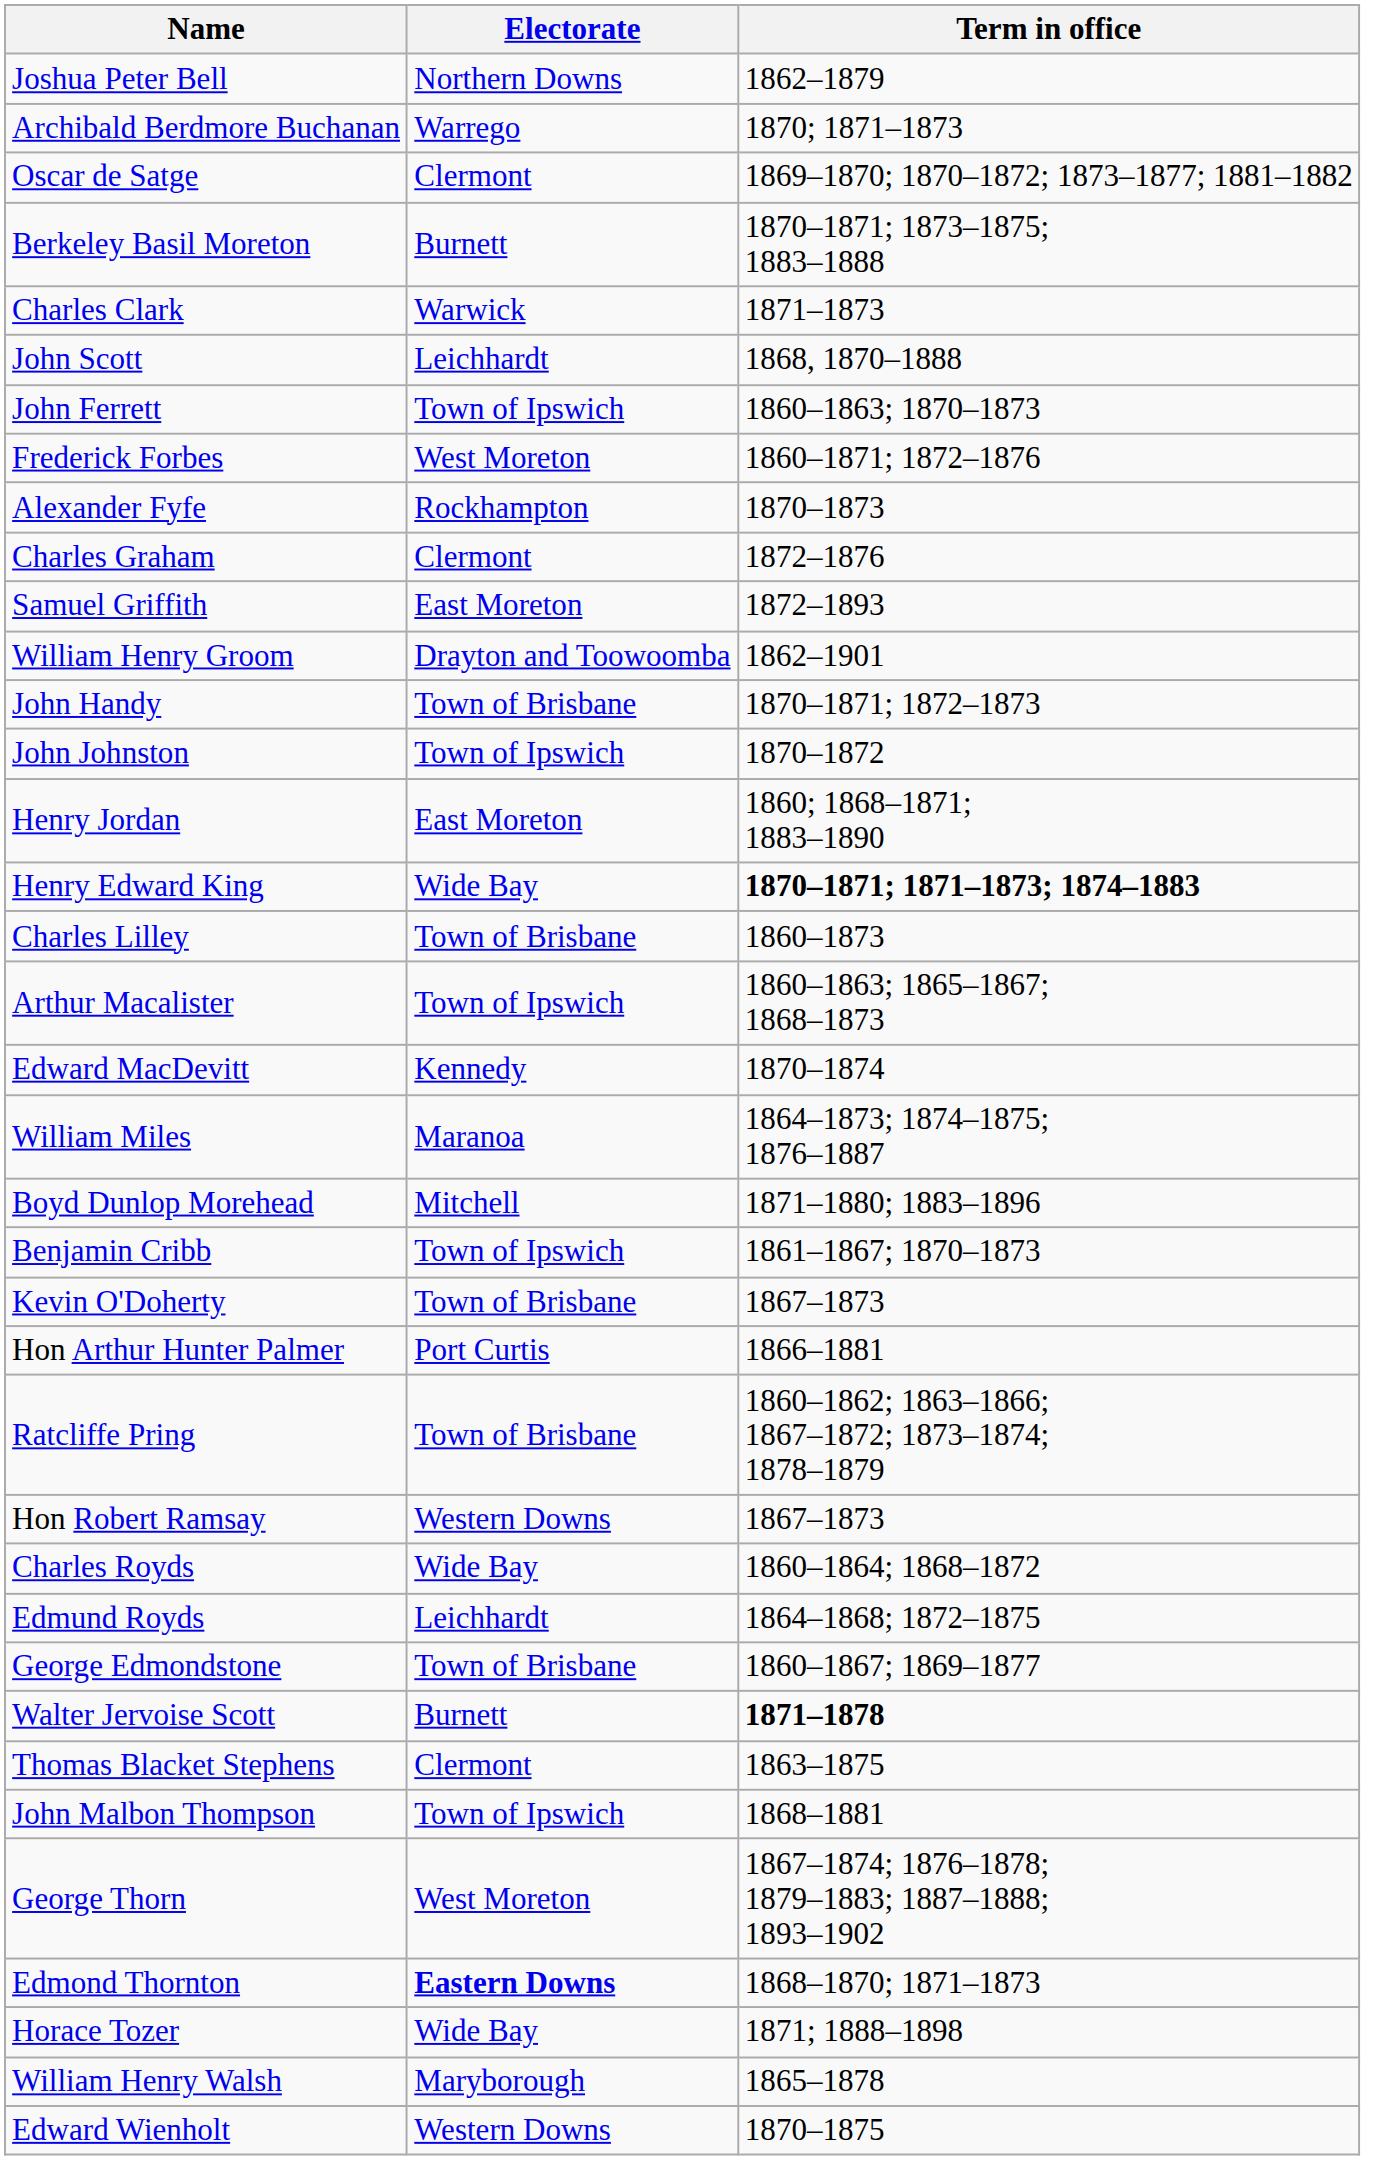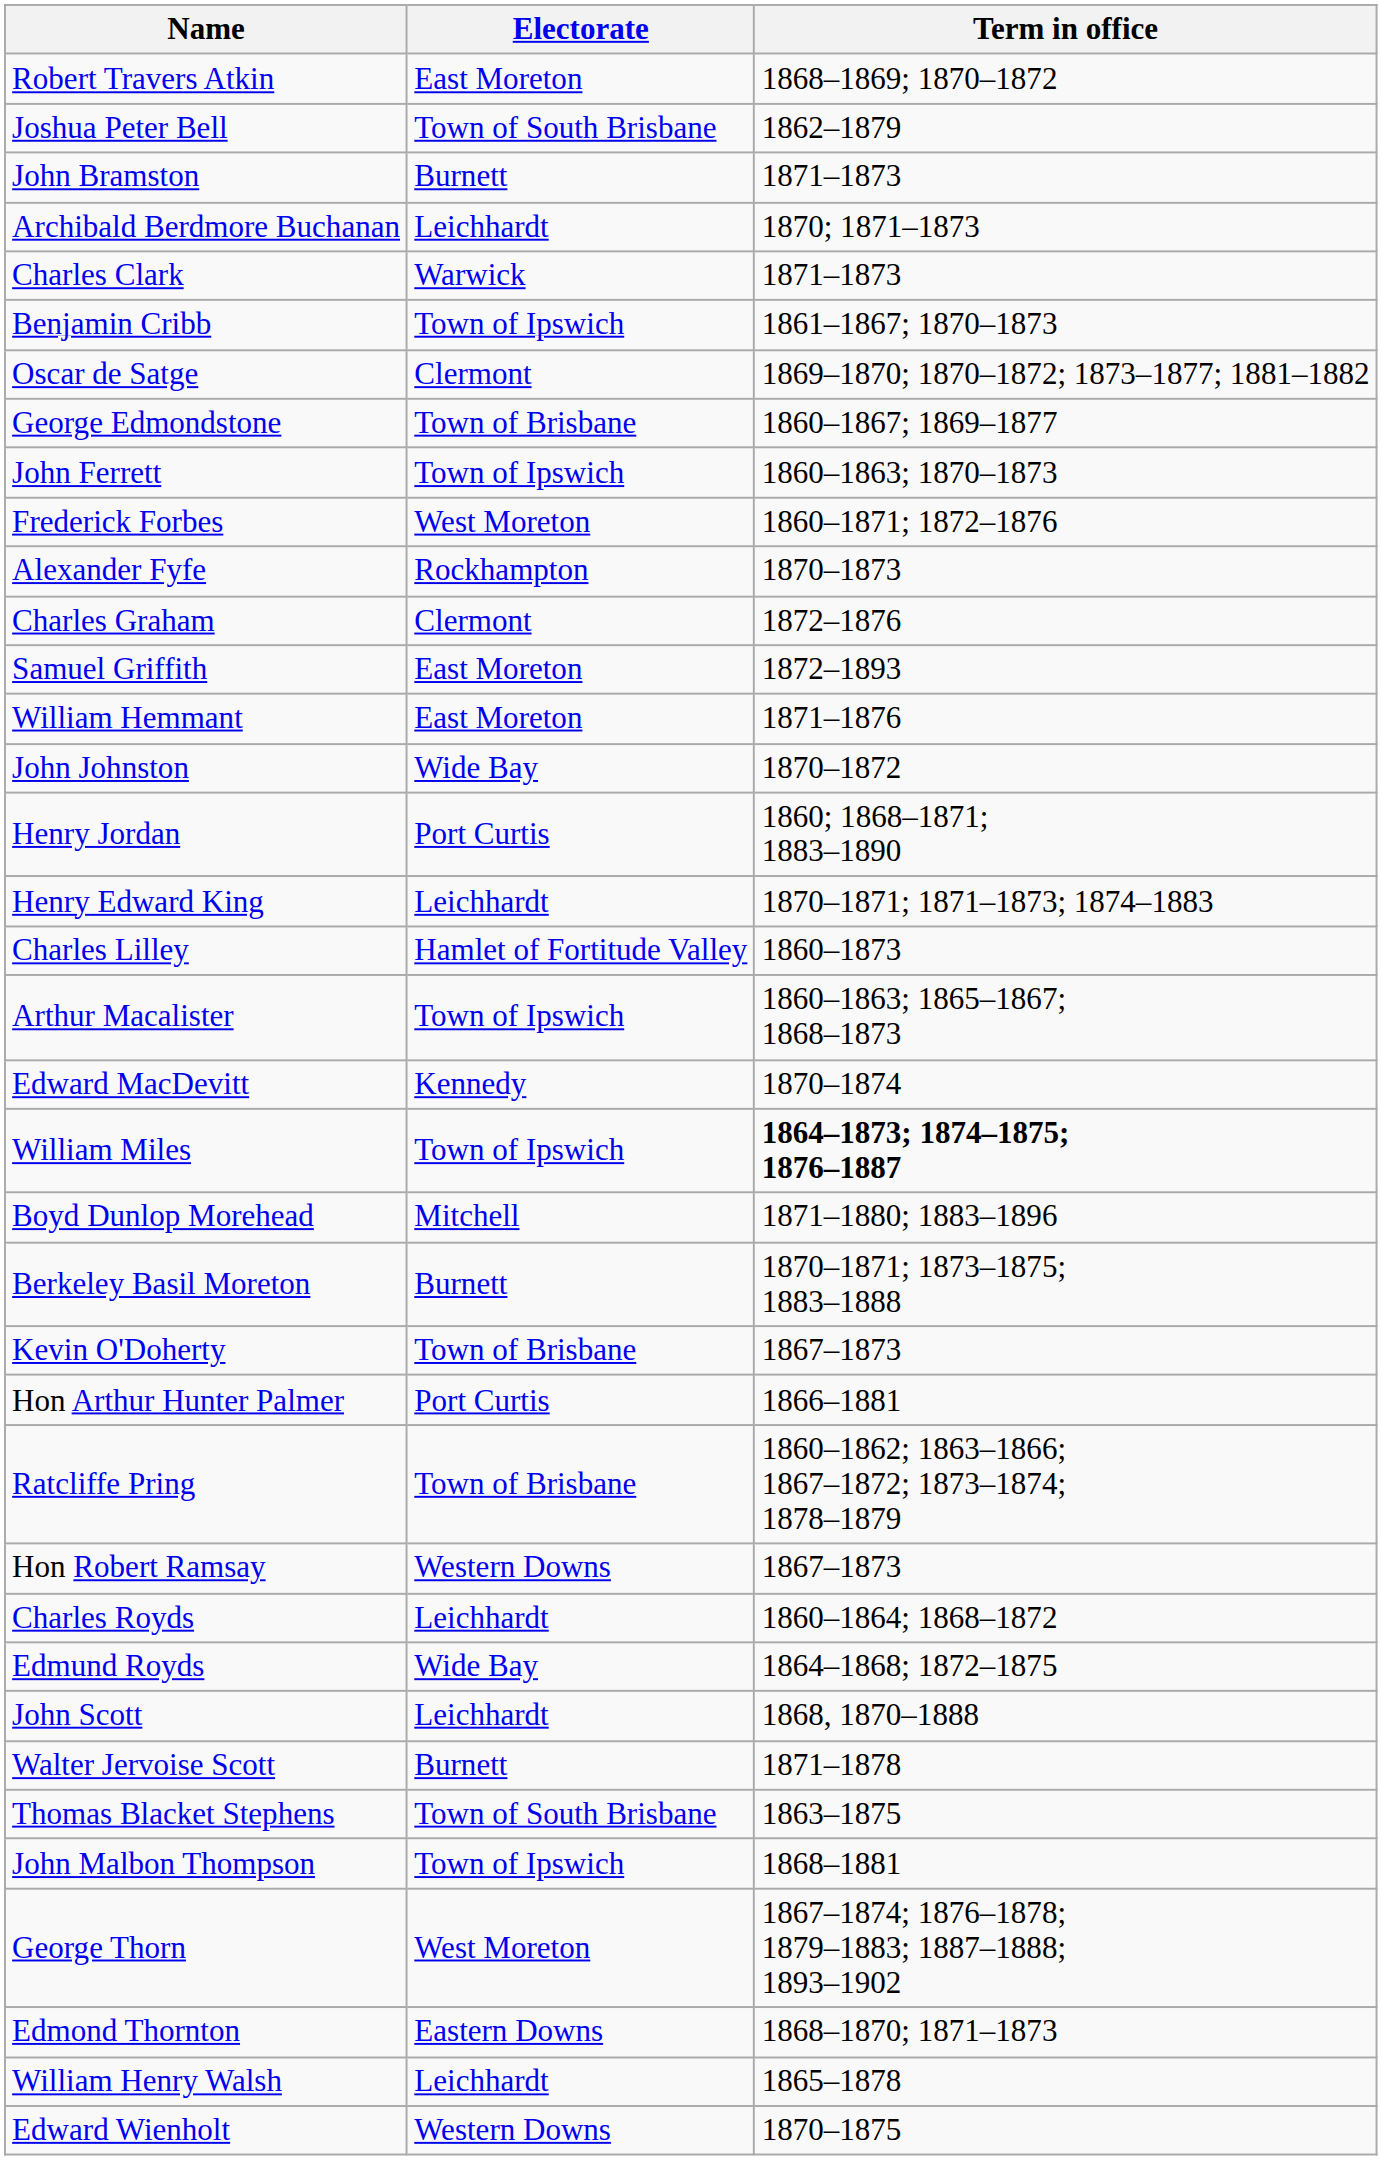+ row: (143, 78)
(518, 78) Northern Downs -> (565, 127) Town of South Brisbane
+ row: (106, 176)
(467, 127) Warrego -> (482, 226) Leichhardt
rows swapped: (98, 310) <-> (105, 176)
rows swapped: (112, 1251) <-> (161, 243)
rows swapped: (147, 1666) <-> (77, 359)
- row: (153, 654)
- row: (87, 703)
+ row: (127, 718)
(519, 753) Town of Ipswich -> (476, 767) Wide Bay
(498, 819) East Moreton -> (482, 834) Port Curtis
(476, 886) Wide Bay -> (482, 900) Leichhardt
(972, 886) bold -> (988, 900) normal
(525, 935) Town of Brisbane -> (581, 950) Hamlet of Fortitude Valley
(469, 1135) Maranoa -> (519, 1150) Town of Ipswich
(897, 1135) normal -> (916, 1150) bold
(476, 1567) Wide Bay -> (482, 1617) Leichhardt
(482, 1617) Leichhardt -> (476, 1666) Wide Bay
(815, 1715) bold -> (832, 1764) normal
(473, 1764) Clermont -> (565, 1813) Town of South Brisbane
(515, 1982) bold -> (509, 2031) normal
- row: (96, 2031)
(500, 2080) Maryborough -> (482, 2080) Leichhardt
